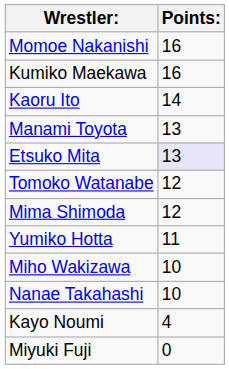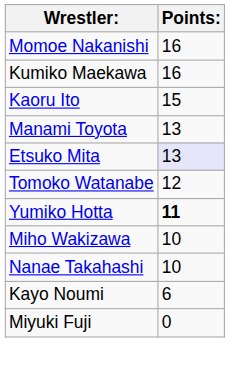(171, 101) 14 -> (171, 101) 15
- row: (67, 211)
(171, 239) normal -> (171, 211) bold
(167, 322) 4 -> (167, 294) 6
